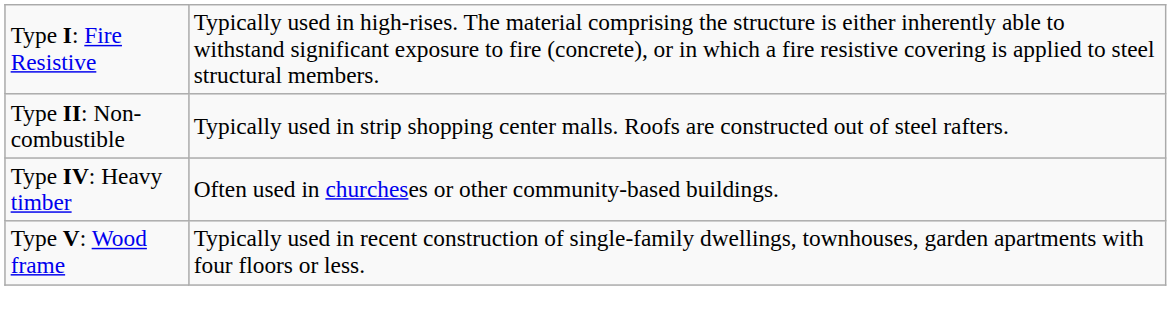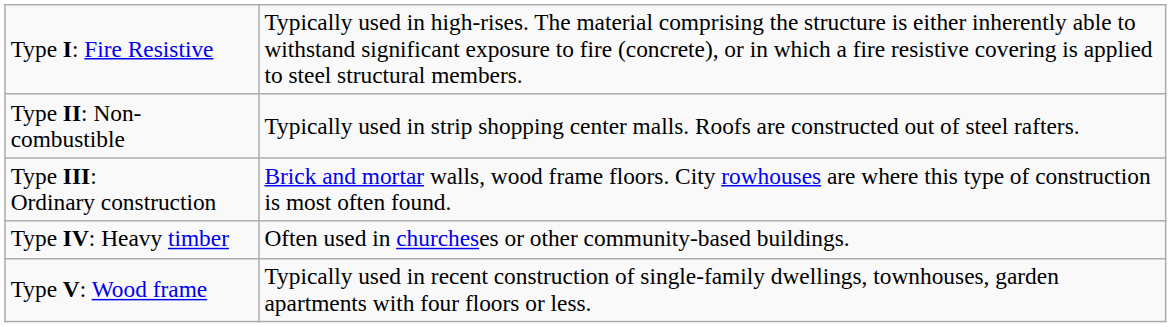+ row: (113, 189)
